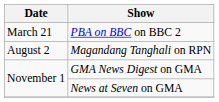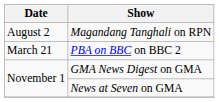rows swapped: (126, 32) <-> (141, 50)
